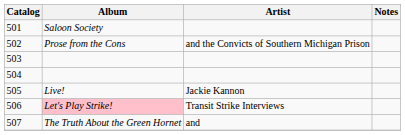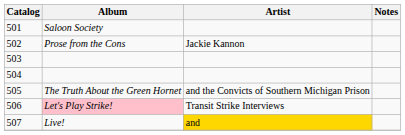(278, 43) and the Convicts of Southern Michigan Prison -> (215, 43) Jackie Kannon
(54, 91) Live! -> (113, 91) The Truth About the Green Hornet
(215, 91) Jackie Kannon -> (278, 91) and the Convicts of Southern Michigan Prison
(113, 122) The Truth About the Green Hornet -> (54, 122) Live!
(193, 122) no background -> (193, 122) gold background
